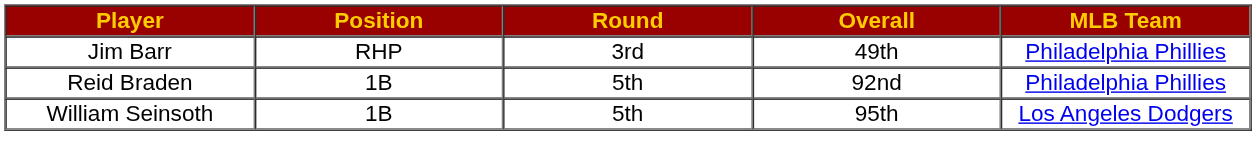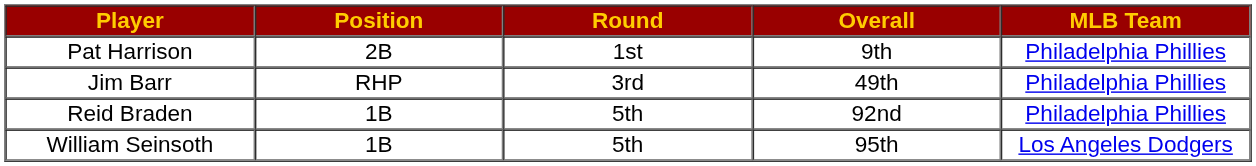+ row: (130, 51)
